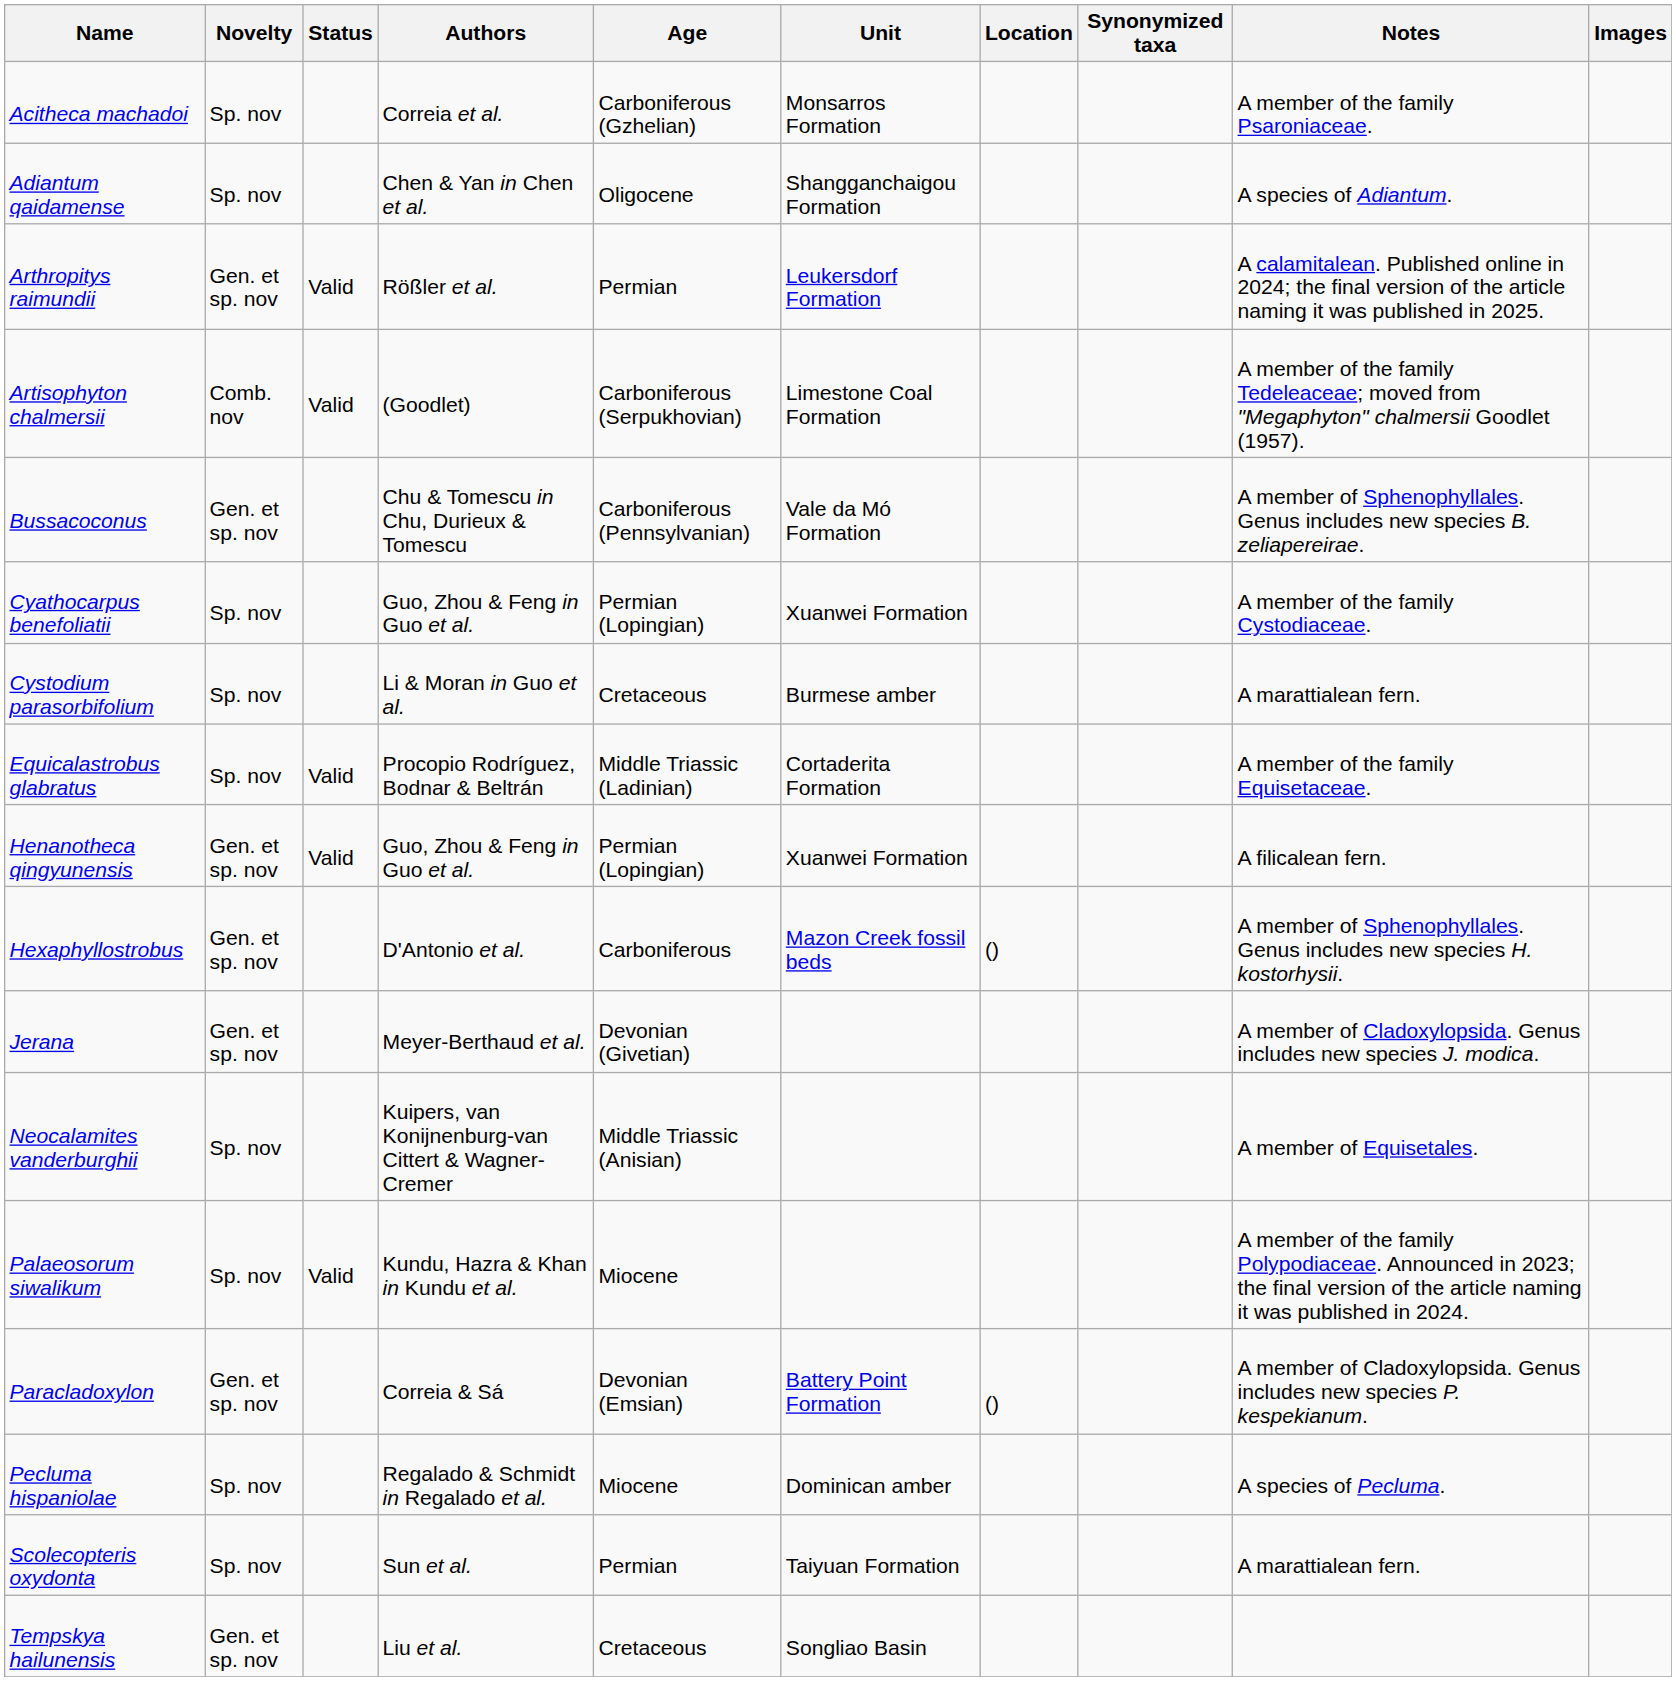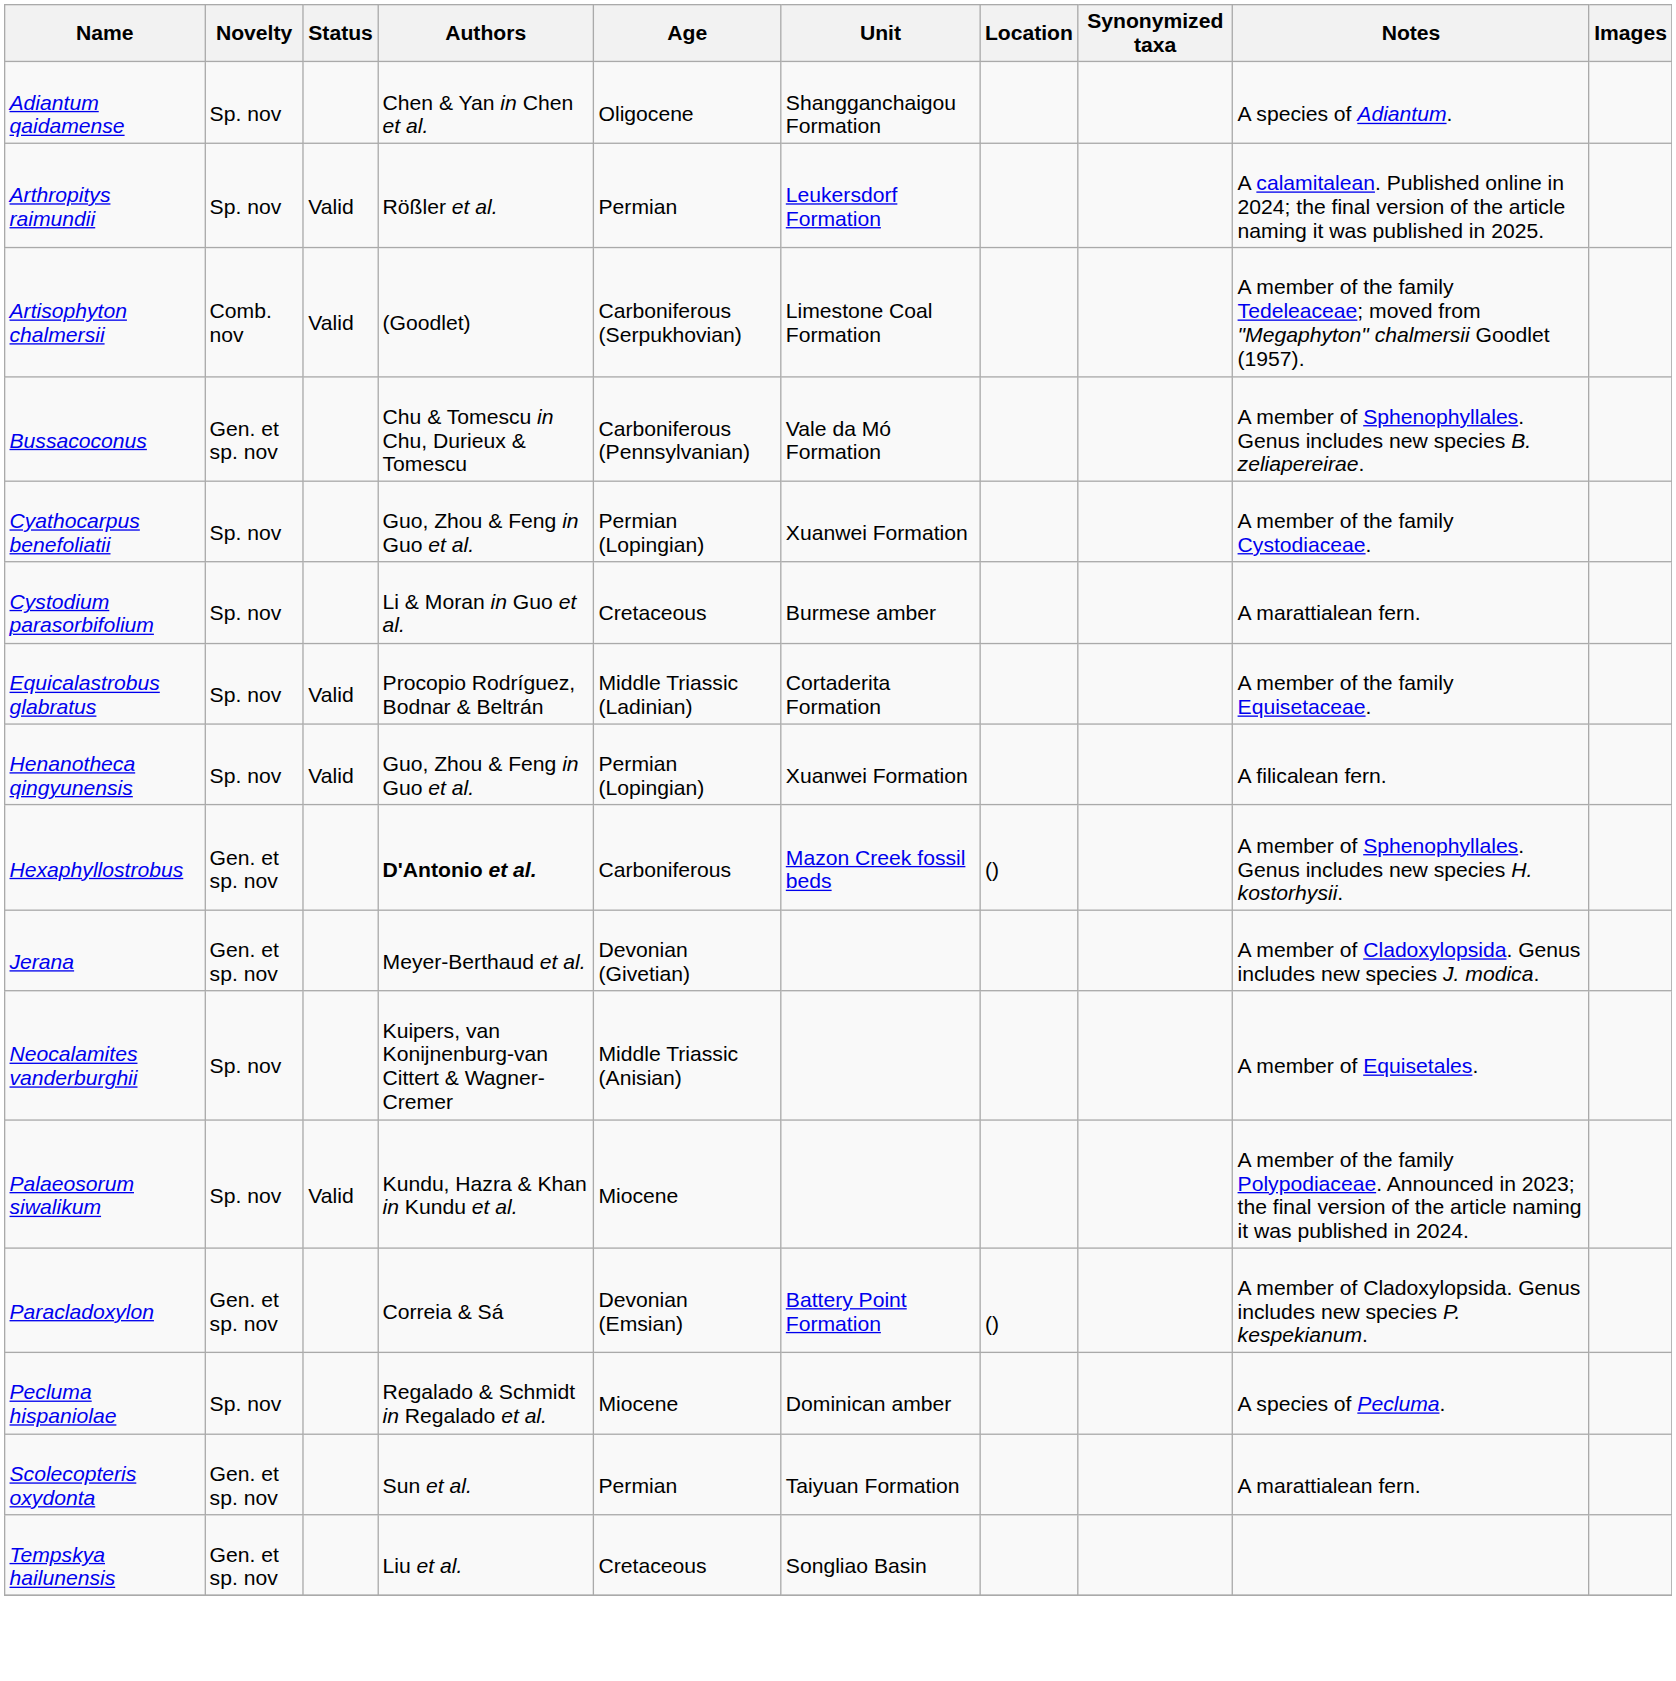- row: (99, 114)
(244, 288) Gen. et sp. nov -> (245, 207) Sp. nov
(244, 857) Gen. et sp. nov -> (245, 776) Sp. nov
(454, 950) normal -> (460, 869) bold
(245, 1566) Sp. nov -> (244, 1485) Gen. et sp. nov
